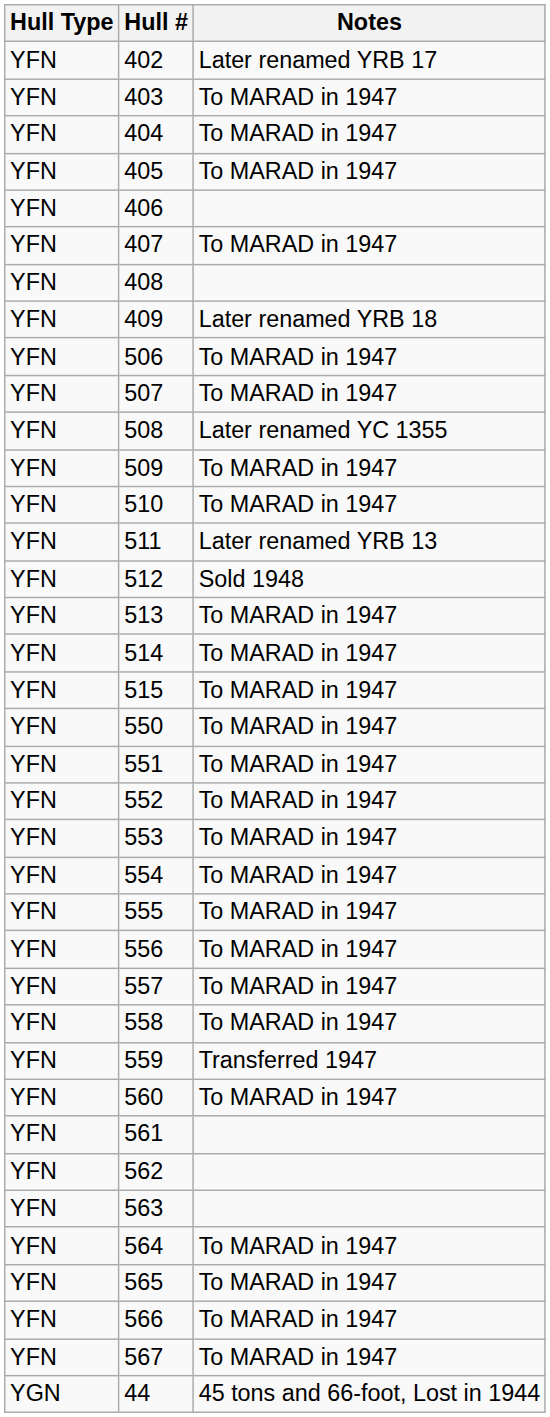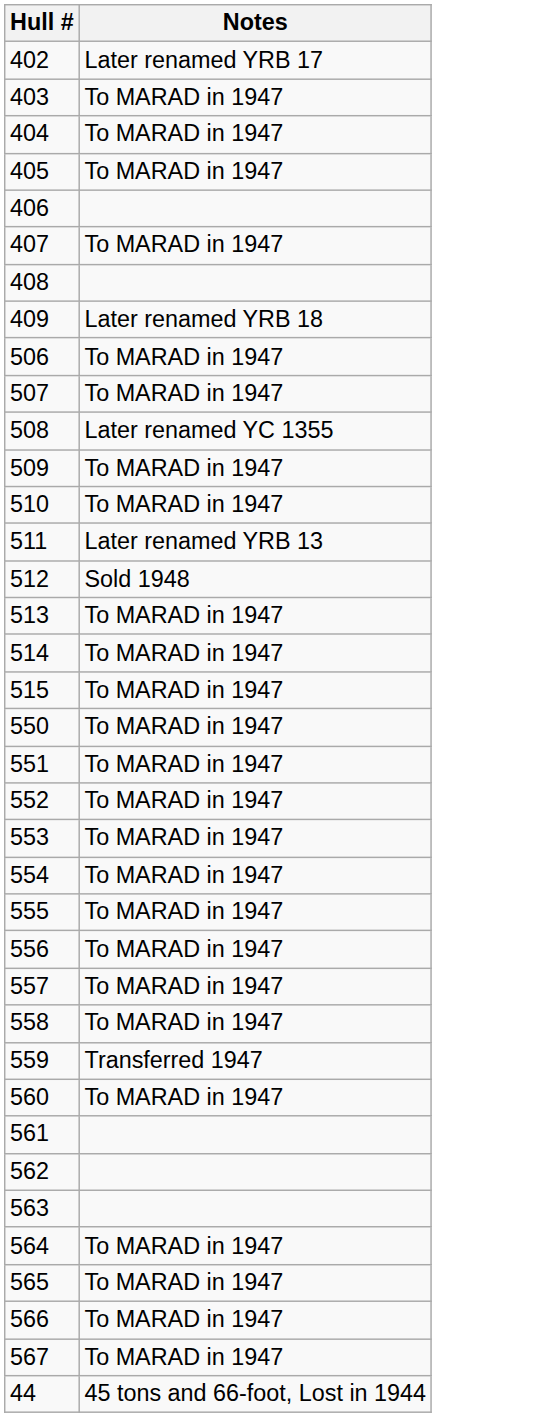- column: (62, 23)
